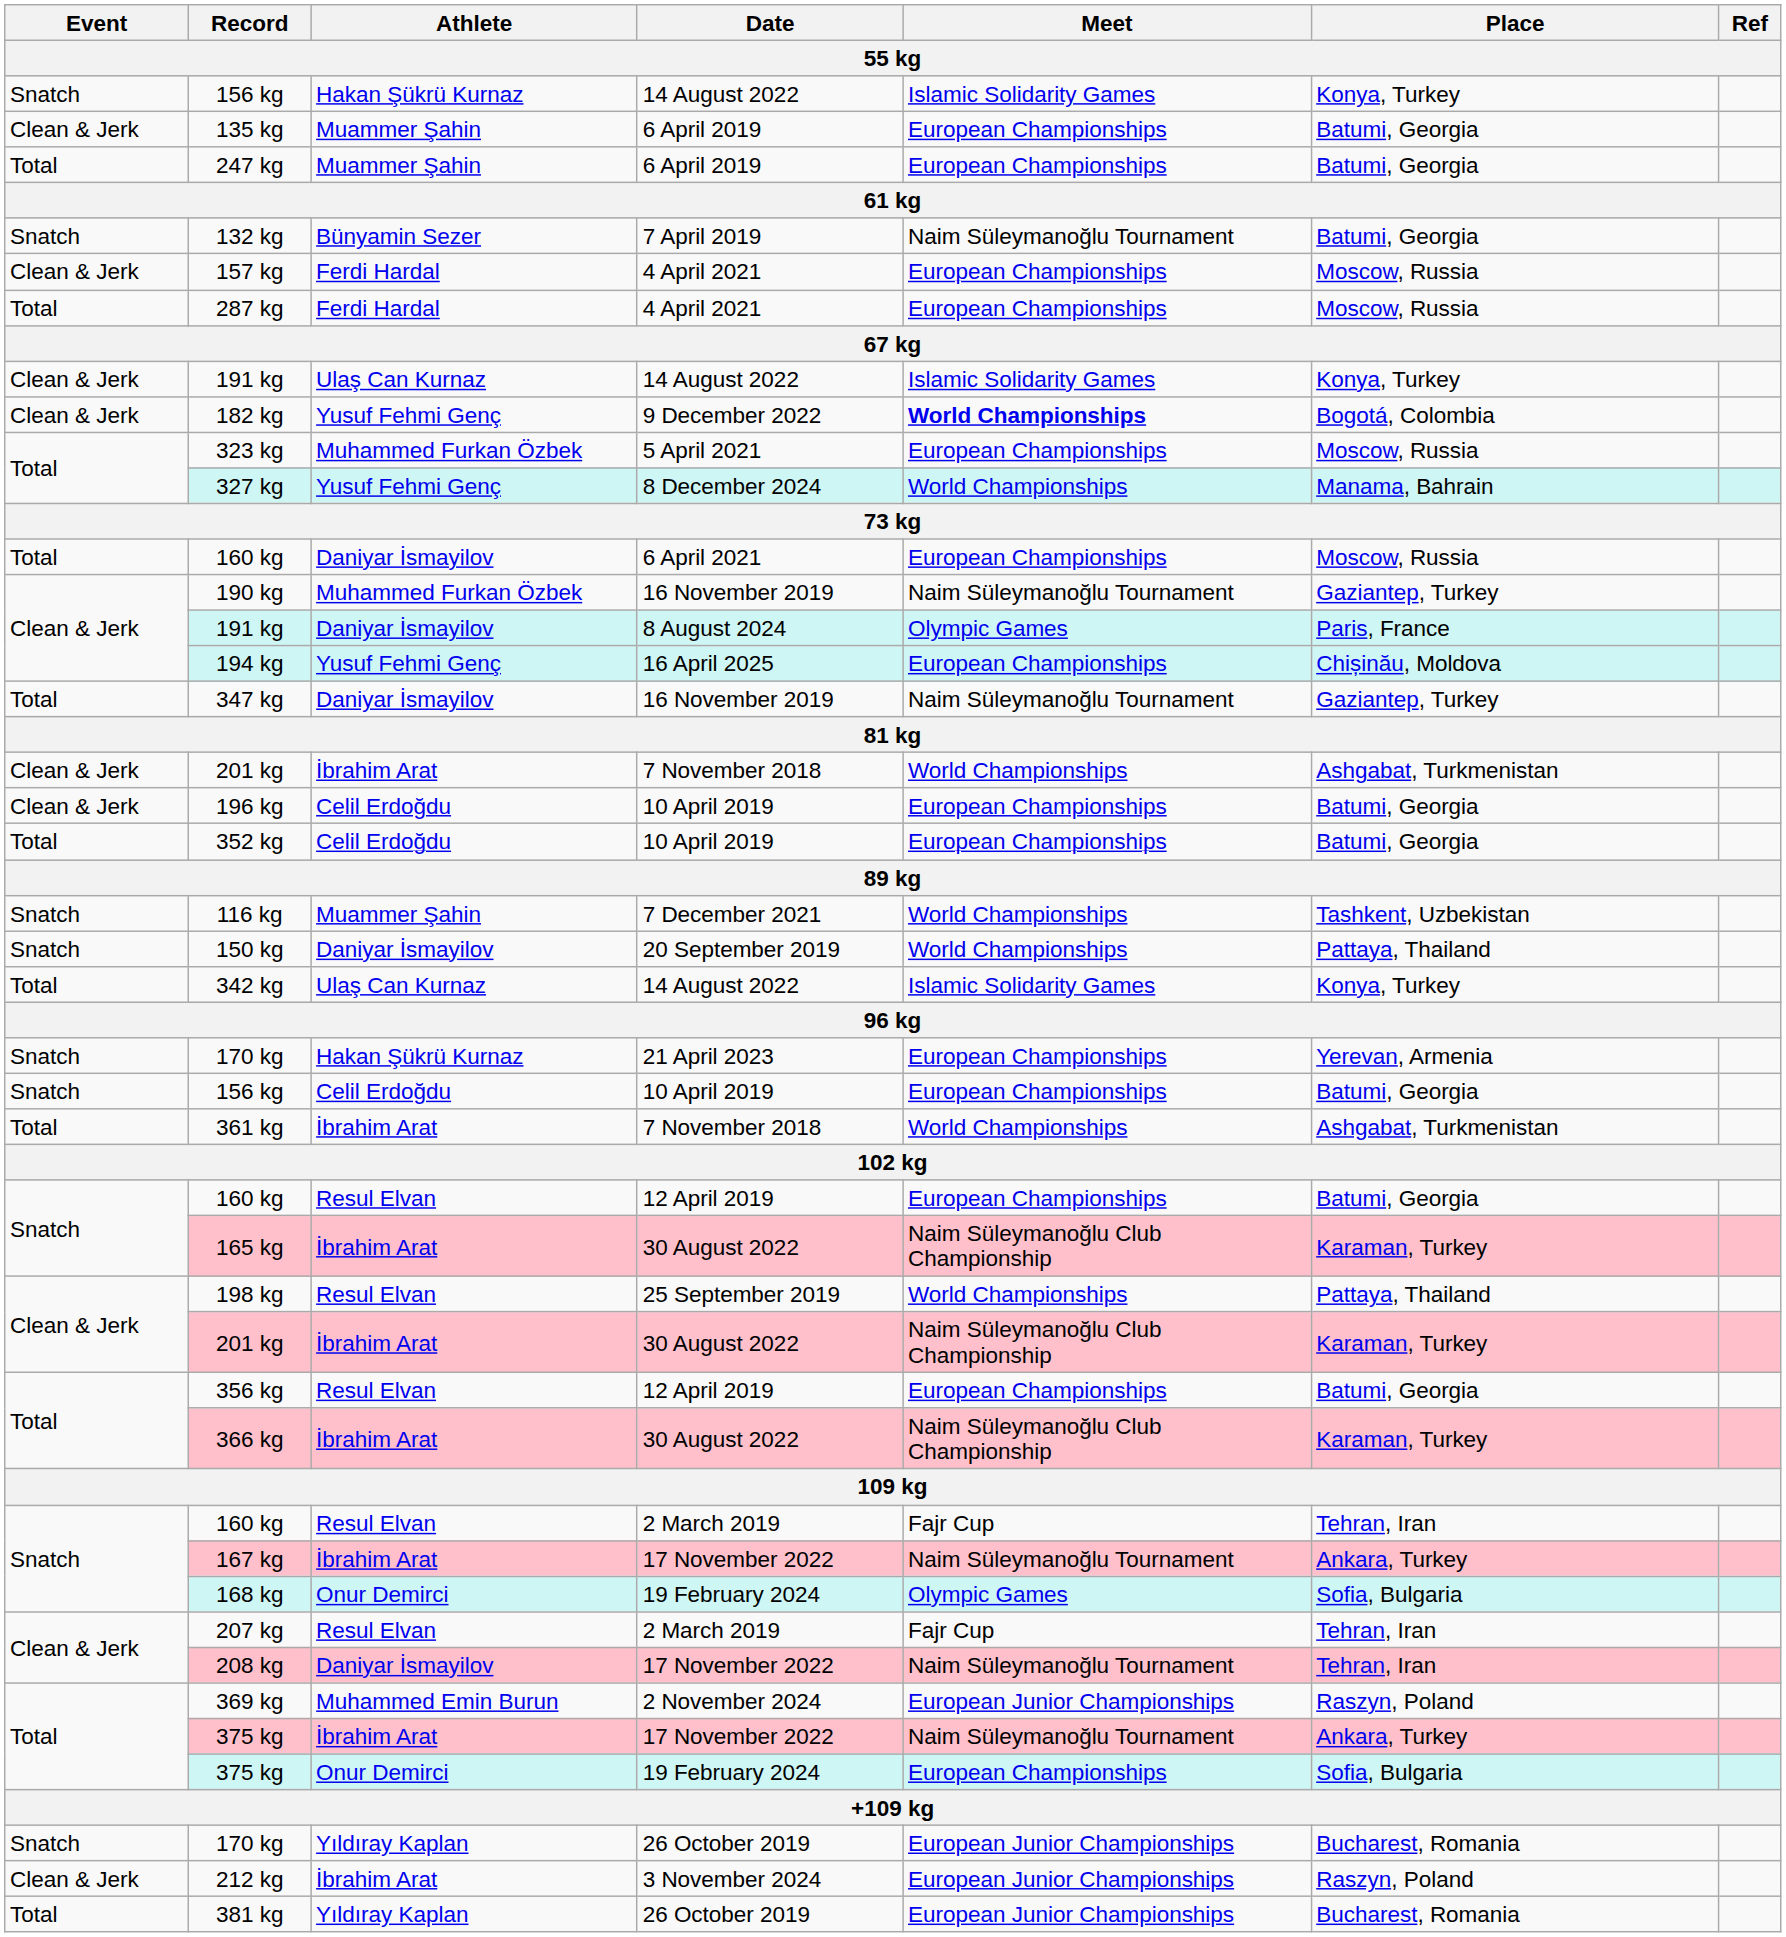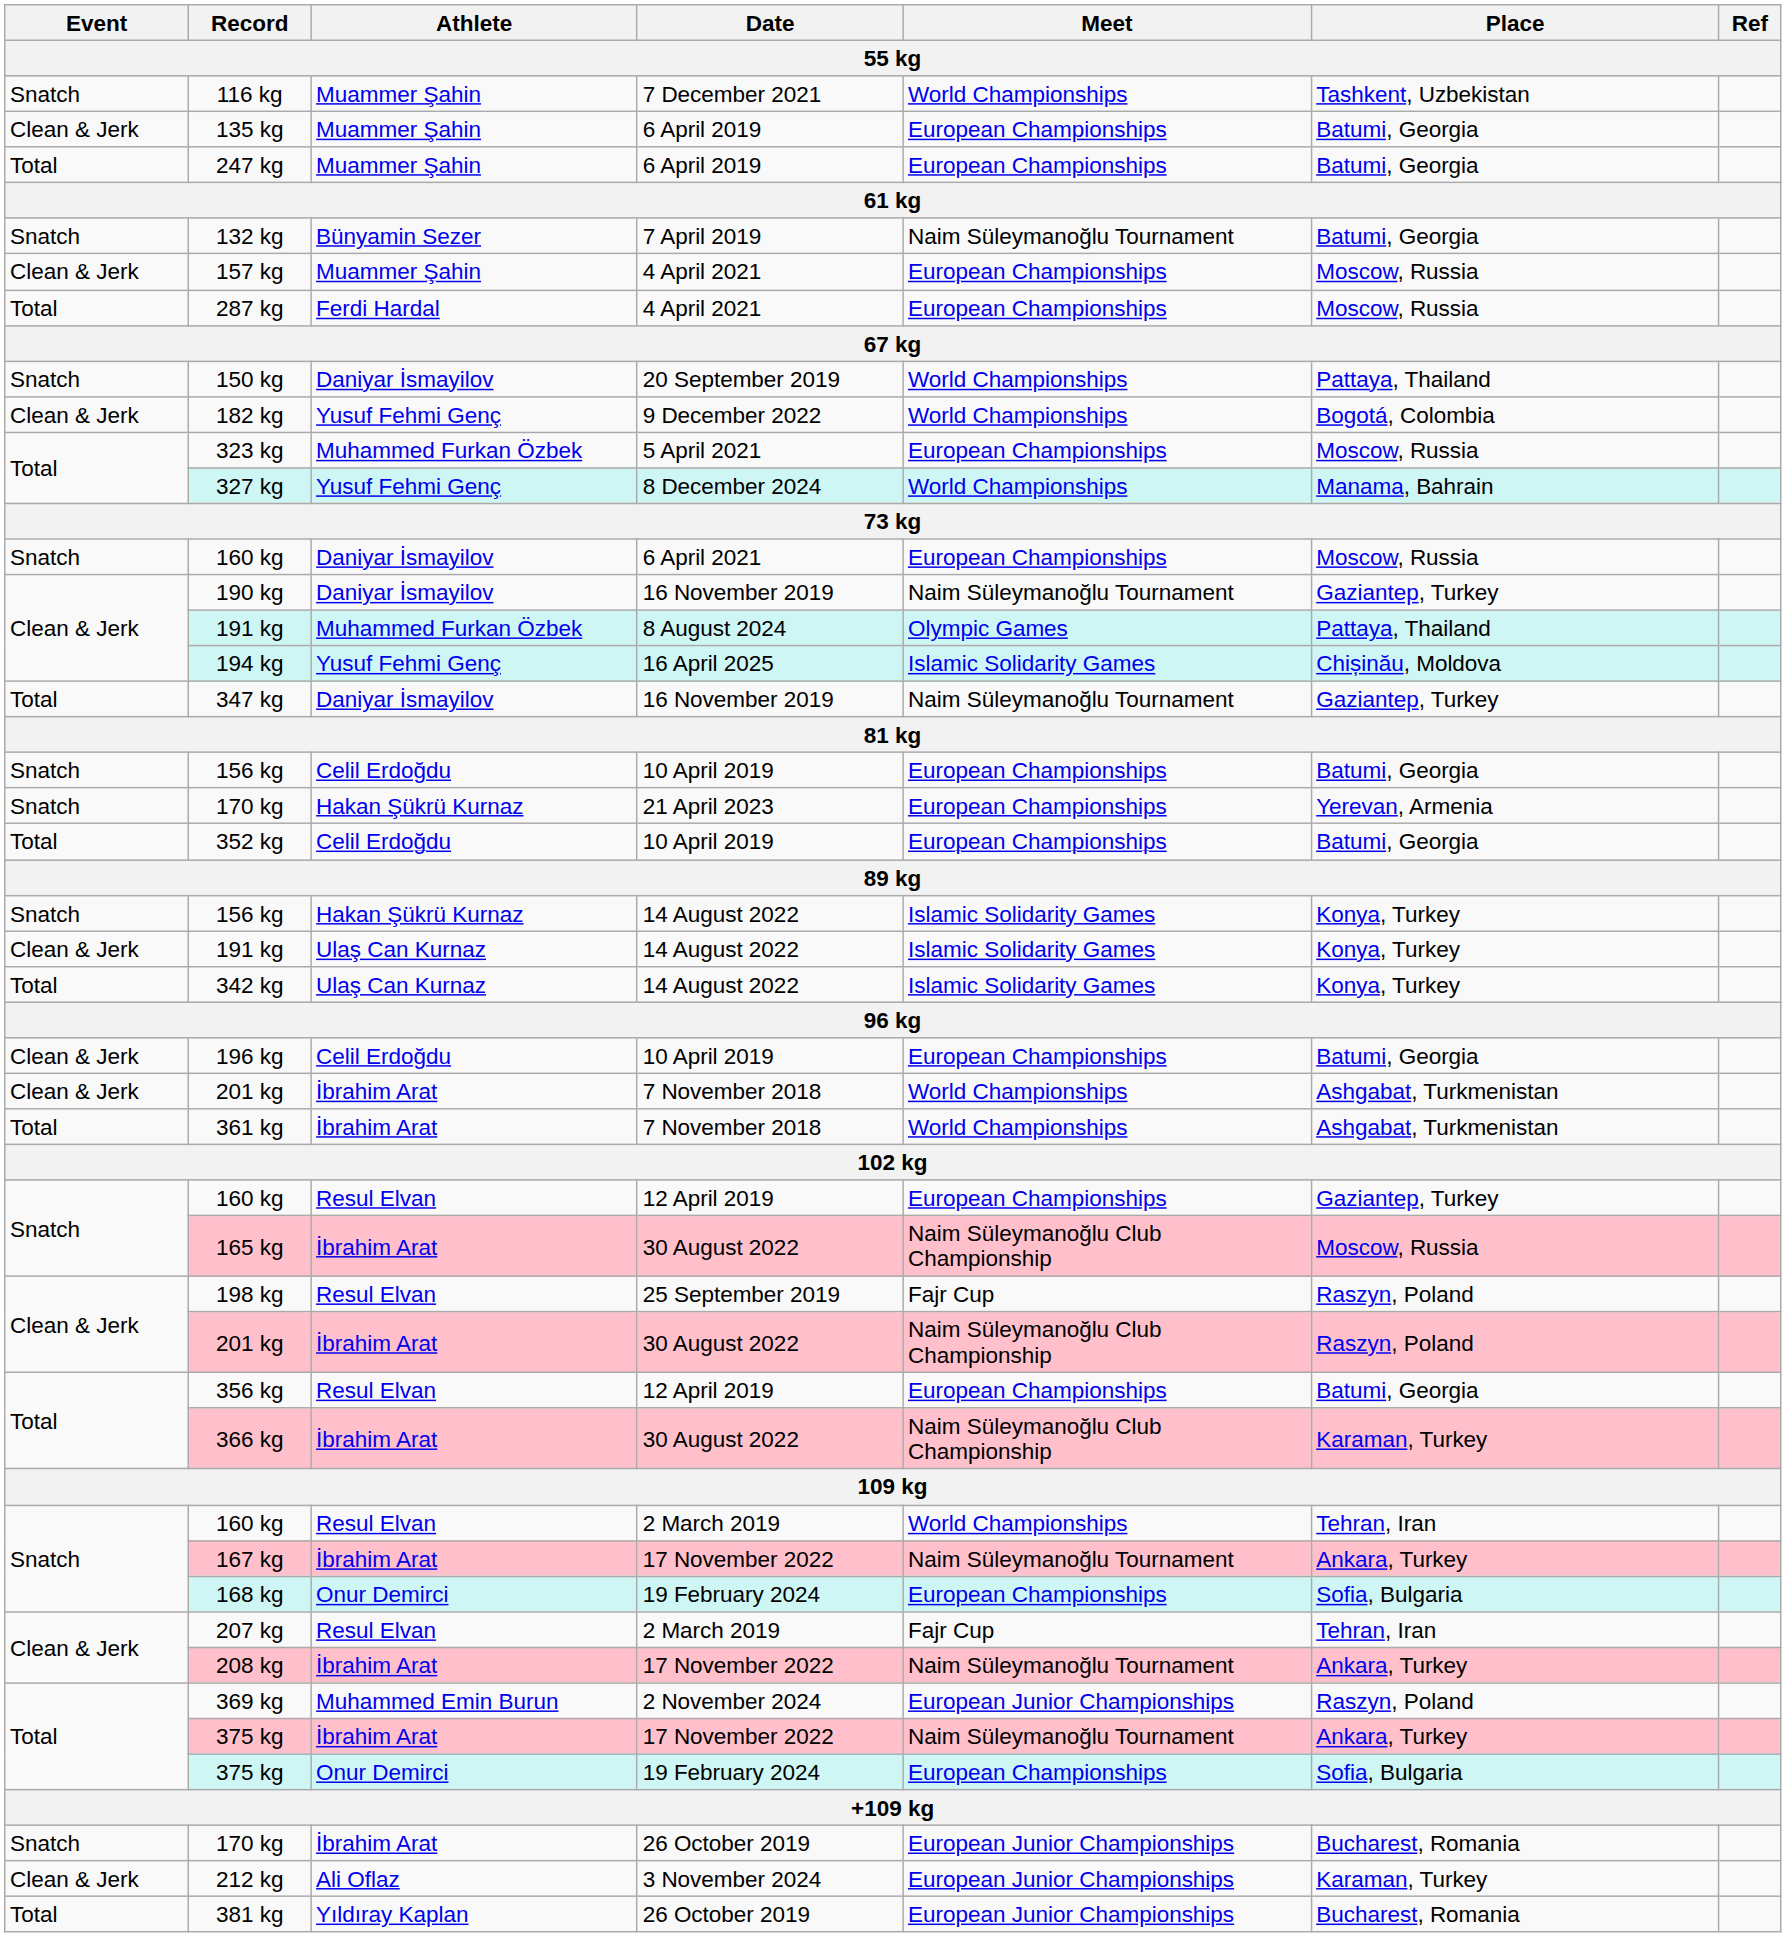rows swapped: (250, 913) <-> (250, 94)
(378, 272) Ferdi Hardal -> (399, 272) Muammer Şahin
rows swapped: (250, 949) <-> (250, 379)
(1027, 414) bold -> (1018, 414) normal
(34, 557) Total -> (45, 557) Snatch
(449, 593) Muhammed Furkan Özbek -> (405, 593) Daniyar İsmayilov
(405, 628) Daniyar İsmayilov -> (449, 628) Muhammed Furkan Özbek
(1383, 628) Paris, France -> (1403, 628) Pattaya, Thailand
(1037, 664) European Championships -> (1032, 664) Islamic Solidarity Games
rows swapped: (250, 1091) <-> (250, 771)
rows swapped: (250, 806) <-> (250, 1055)
(1397, 1198) Batumi, Georgia -> (1407, 1198) Gaziantep, Turkey
(1402, 1246) Karaman, Turkey -> (1397, 1246) Moscow, Russia
(1018, 1294) World Championships -> (951, 1294) Fajr Cup
(1403, 1294) Pattaya, Thailand -> (1395, 1294) Raszyn, Poland
(1402, 1343) Karaman, Turkey -> (1395, 1343) Raszyn, Poland
(951, 1523) Fajr Cup -> (1018, 1523) World Championships
(988, 1594) Olympic Games -> (1037, 1594) European Championships
(405, 1665) Daniyar İsmayilov -> (377, 1665) İbrahim Arat
(1376, 1665) Tehran, Iran -> (1392, 1665) Ankara, Turkey
(392, 1843) Yıldıray Kaplan -> (377, 1843) İbrahim Arat
(377, 1879) İbrahim Arat -> (358, 1879) Ali Oflaz
(1395, 1879) Raszyn, Poland -> (1402, 1879) Karaman, Turkey
